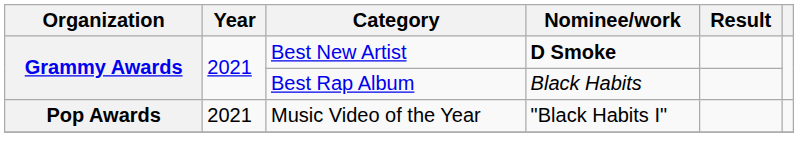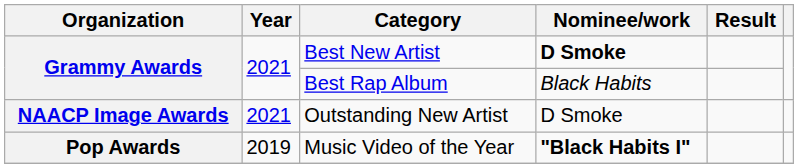+ row: (406, 115)
(230, 115) 2021 -> (269, 147) 2019
(599, 115) normal -> (615, 147) bold
